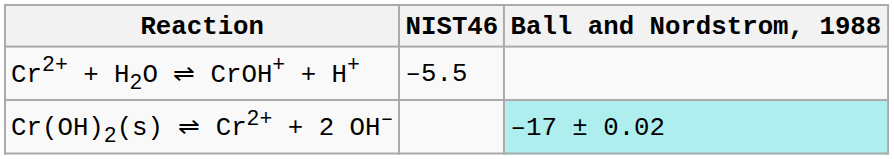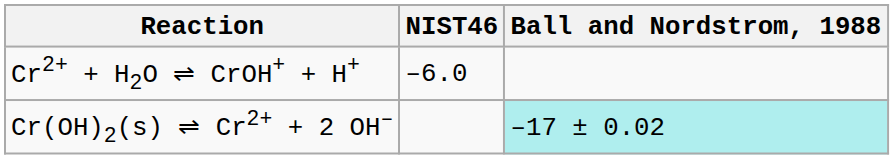(436, 74) –5.5 -> (436, 74) –6.0
